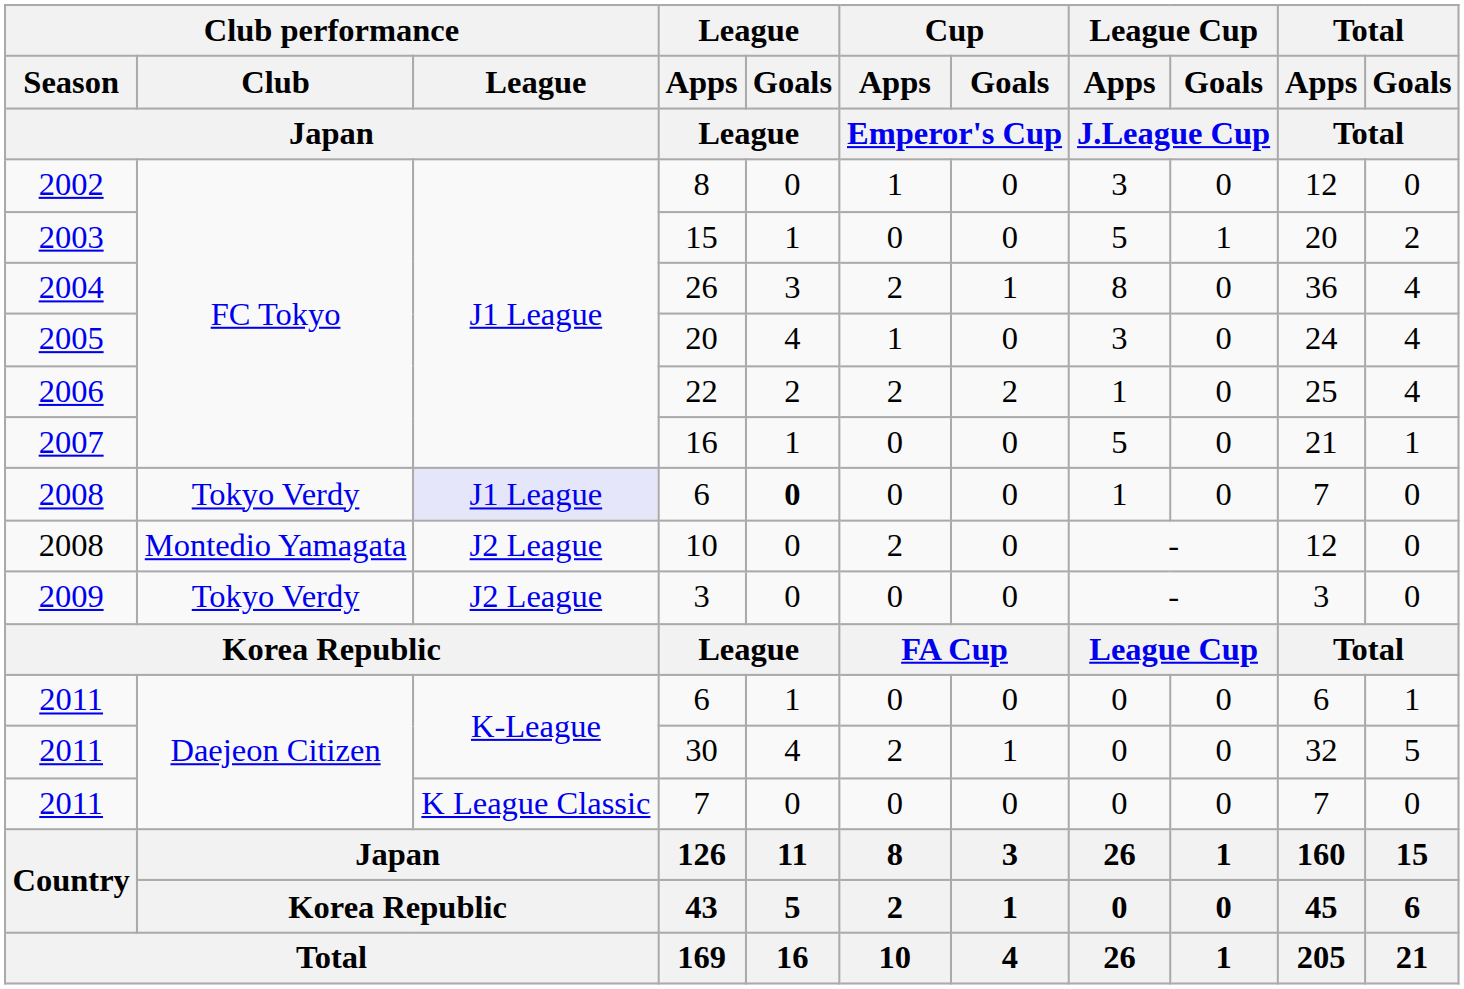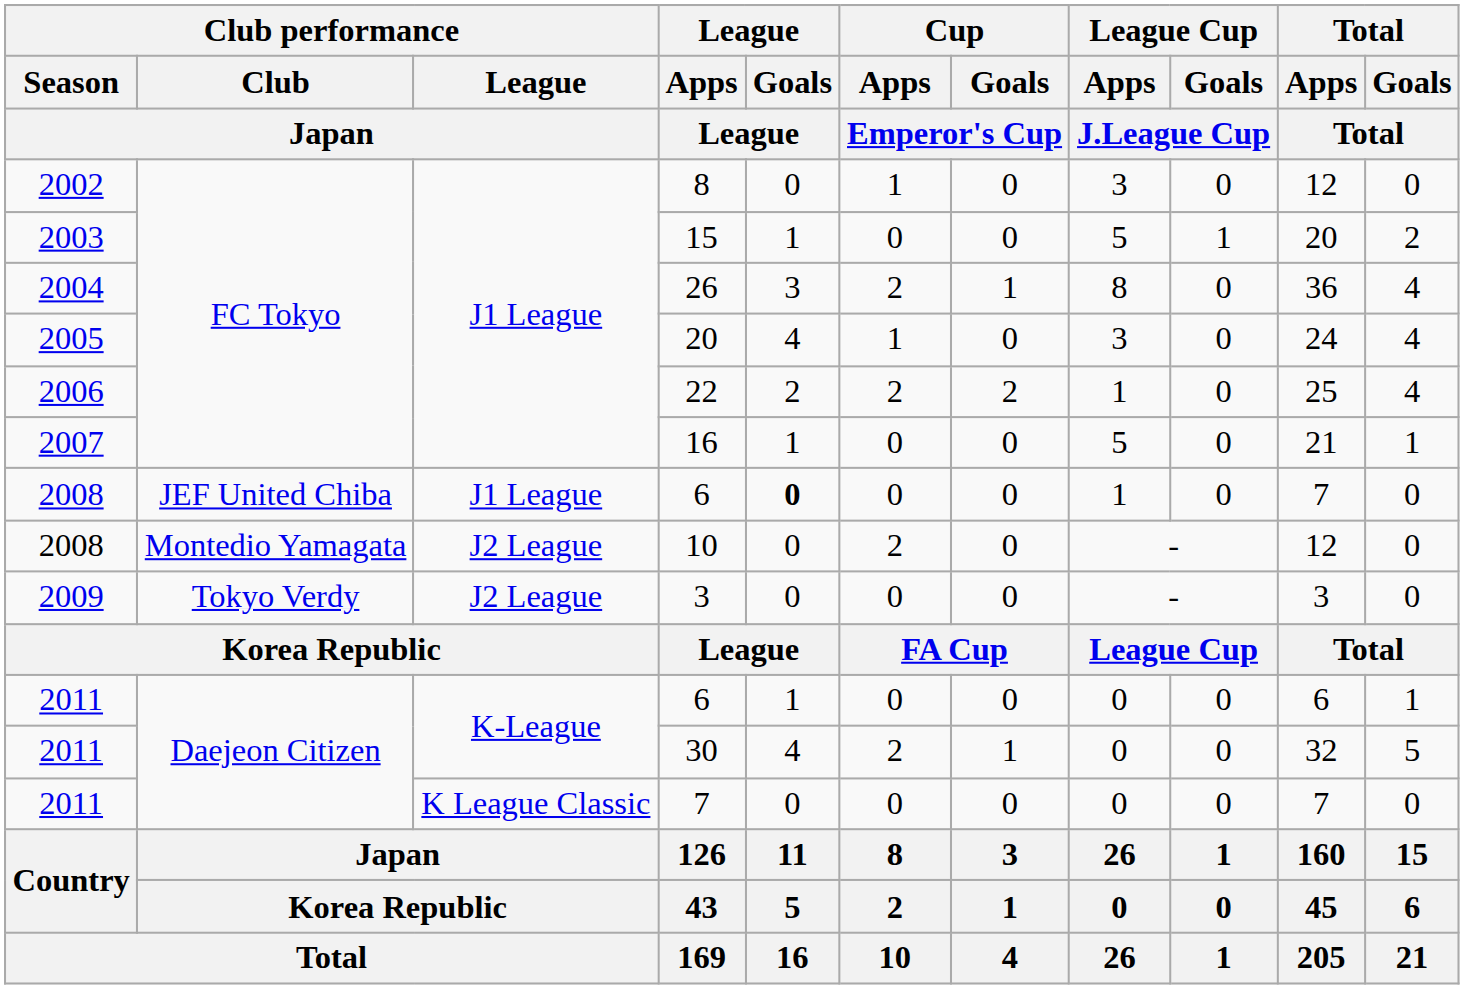(276, 493) Tokyo Verdy -> (276, 493) JEF United Chiba
(536, 493) lavender background -> (536, 493) no background
